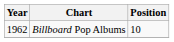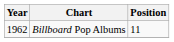(136, 29) 10 -> (135, 29) 11
